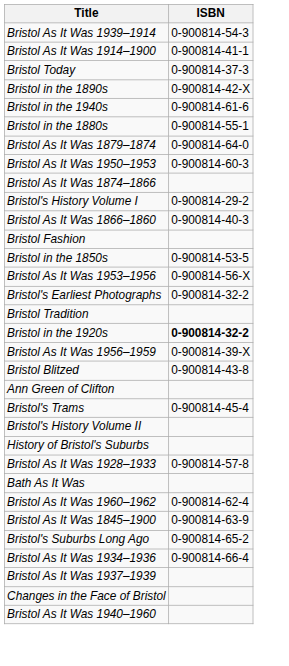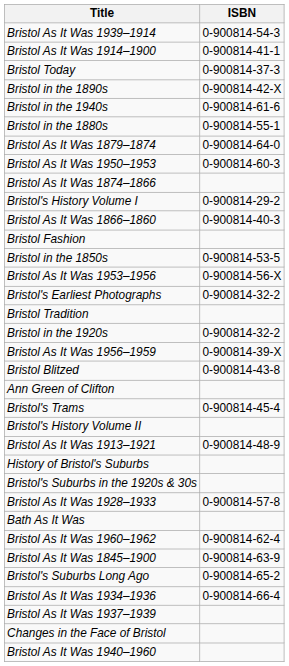(210, 333) bold -> (241, 333) normal
+ row: (81, 445)
+ row: (102, 483)
